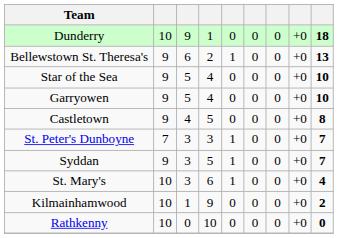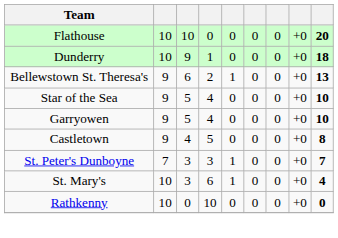+ row: (79, 35)
- row: (79, 160)
- row: (79, 202)
